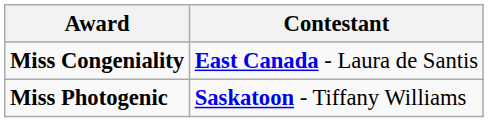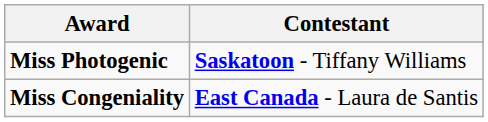rows swapped: (97, 60) <-> (89, 98)
